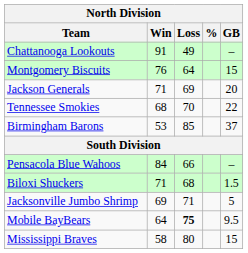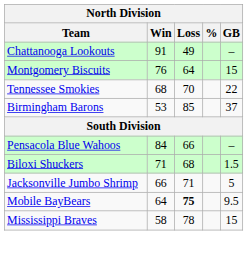- row: (48, 88)
(161, 201) 69 -> (161, 182) 66
(189, 239) 80 -> (189, 220) 78
